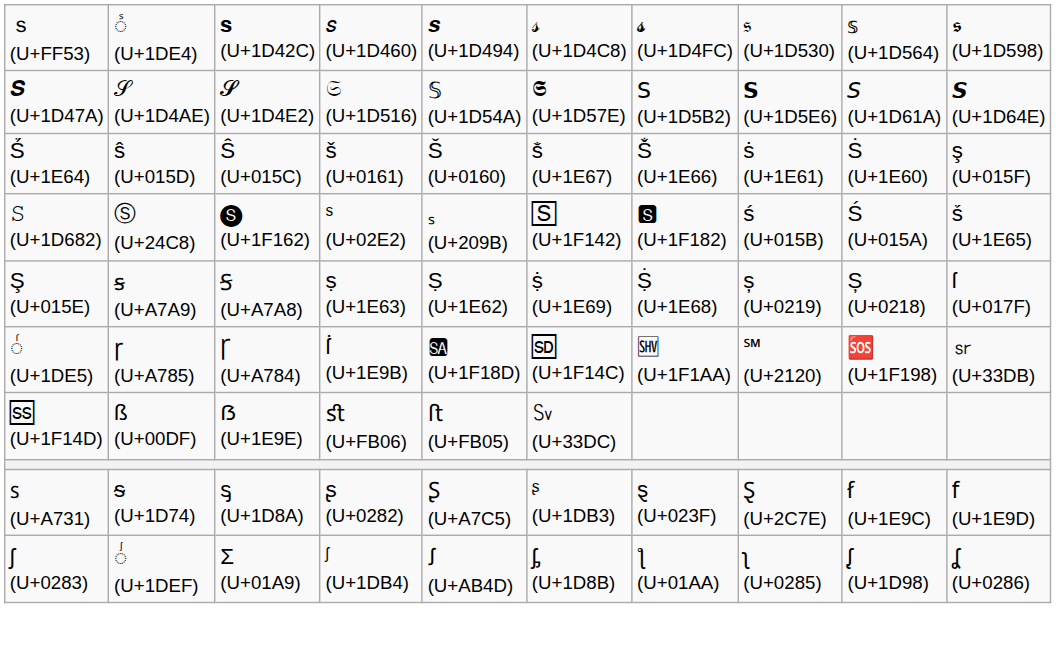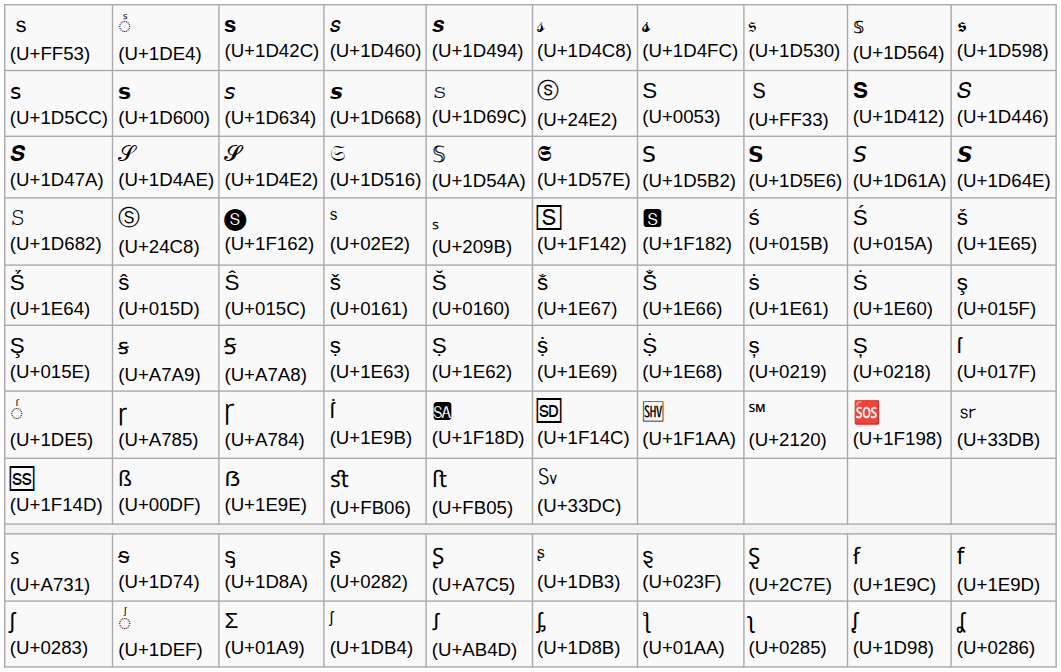+ row: (59, 103)
rows swapped: (56, 226) <-> (50, 163)
